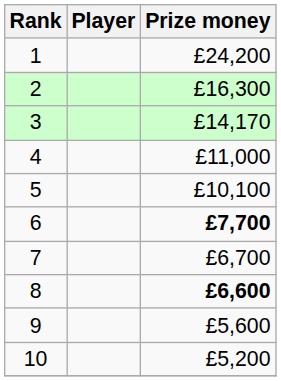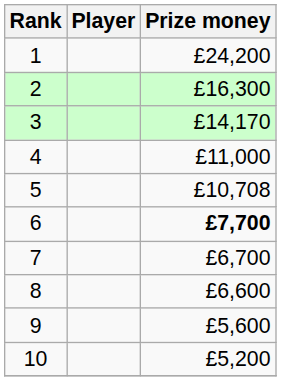(232, 190) £10,100 -> (232, 190) £10,708
(238, 291) bold -> (238, 291) normal
